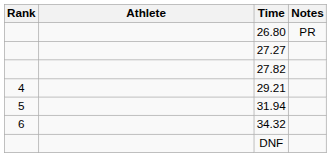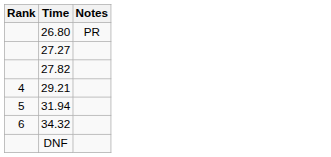- column: (146, 13)
